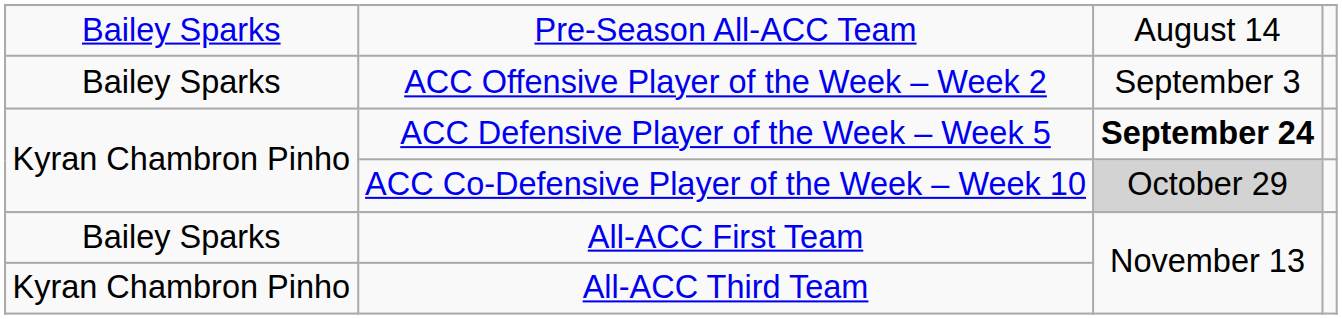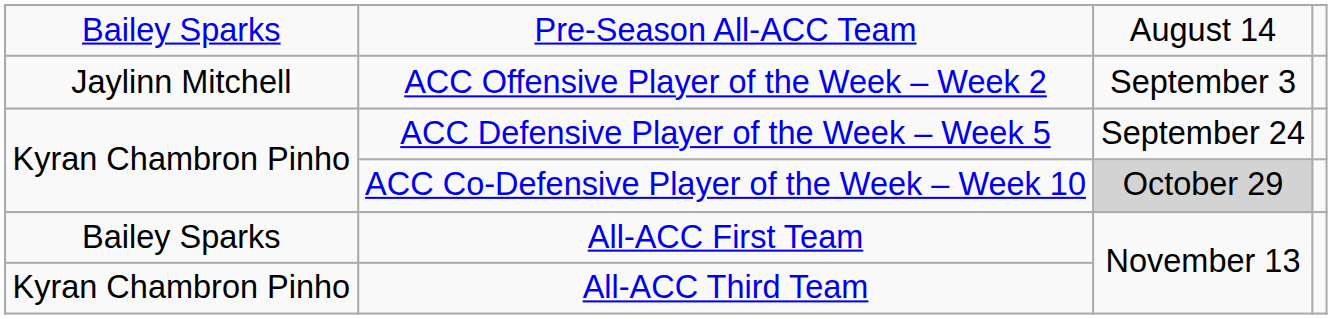(181, 81) Bailey Sparks -> (181, 81) Jaylinn Mitchell
(1207, 133) bold -> (1203, 133) normal
